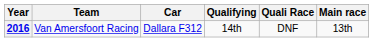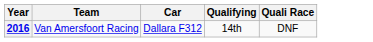- column: (343, 13)
